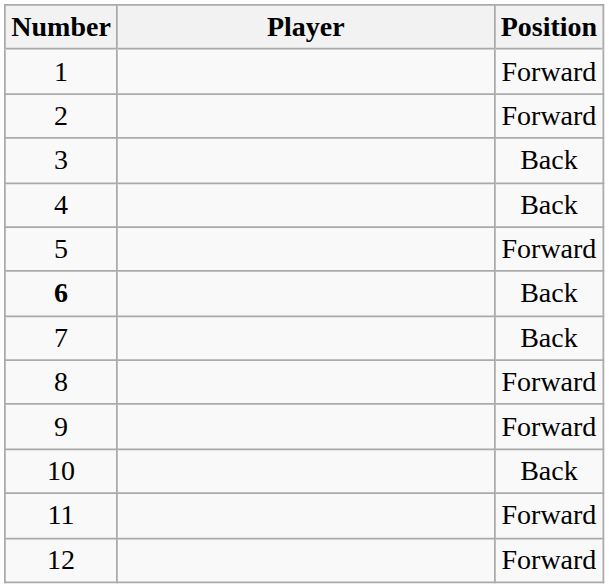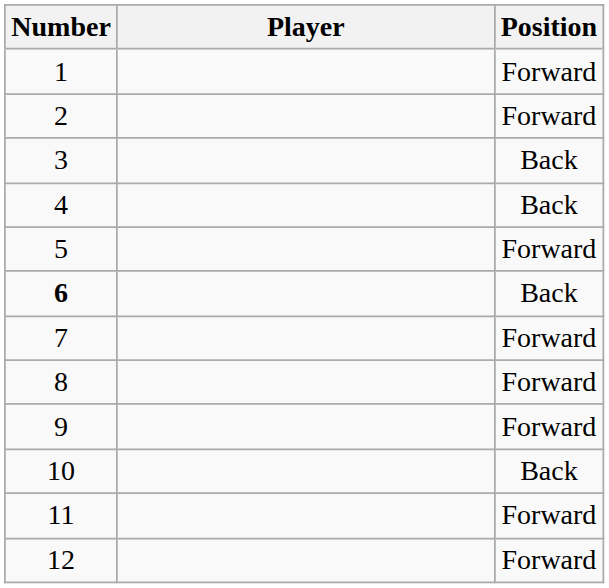(549, 337) Back -> (549, 337) Forward
